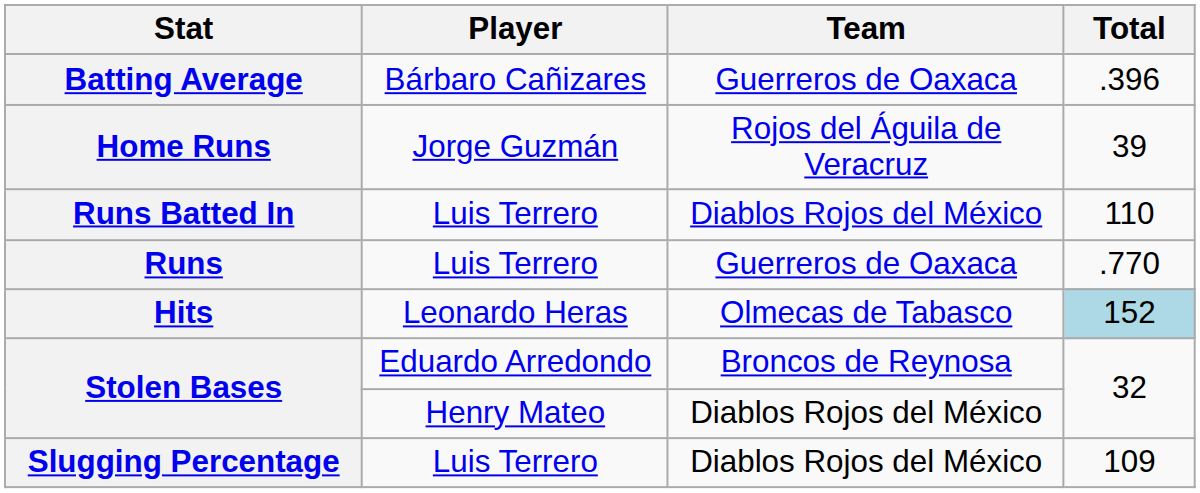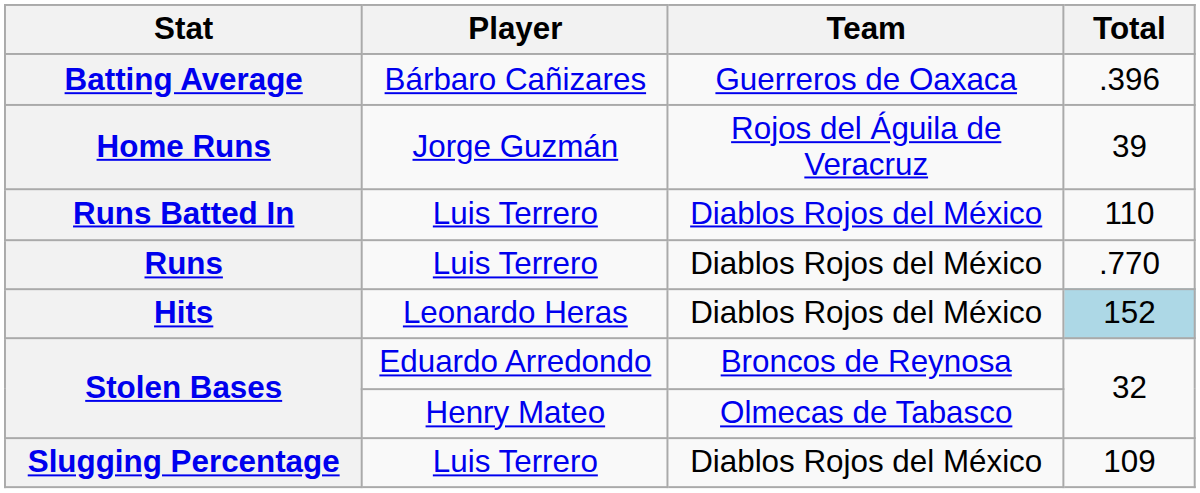(866, 263) Guerreros de Oaxaca -> (866, 263) Diablos Rojos del México
(866, 313) Olmecas de Tabasco -> (866, 313) Diablos Rojos del México
(866, 412) Diablos Rojos del México -> (866, 412) Olmecas de Tabasco
